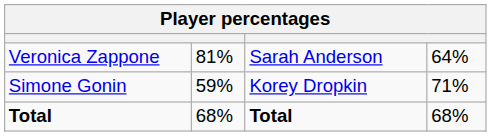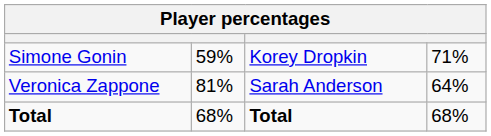rows swapped: (84, 57) <-> (68, 86)
